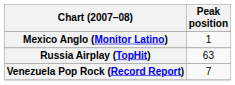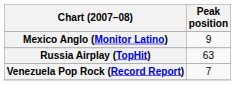(208, 39) 1 -> (208, 39) 9
